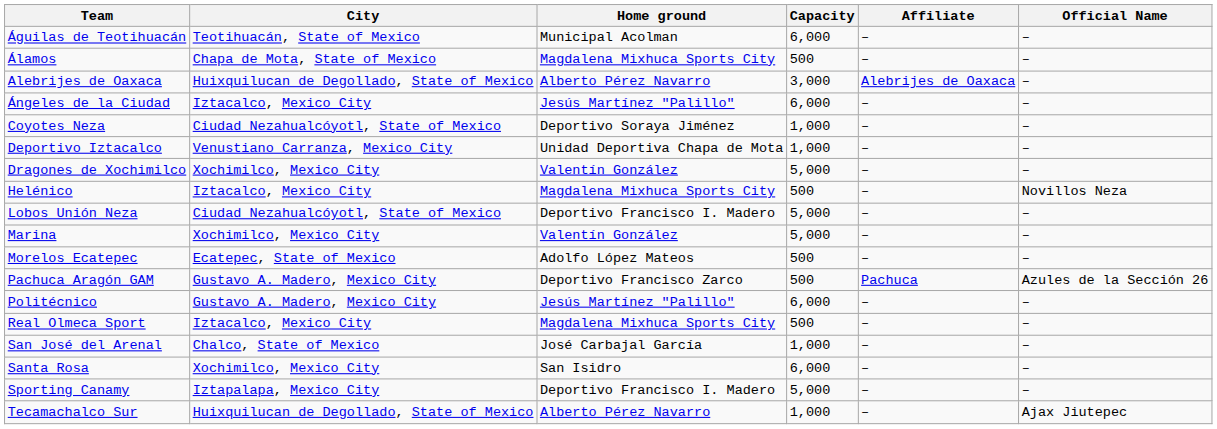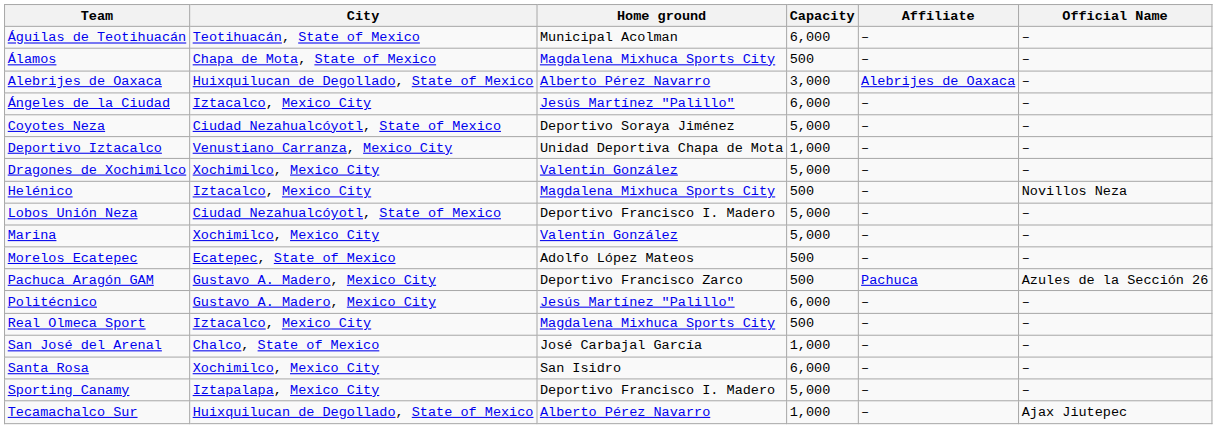(810, 126) 1,000 -> (810, 126) 5,000
